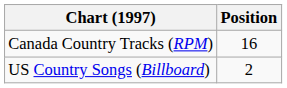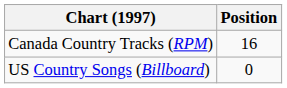(249, 69) 2 -> (249, 69) 0
